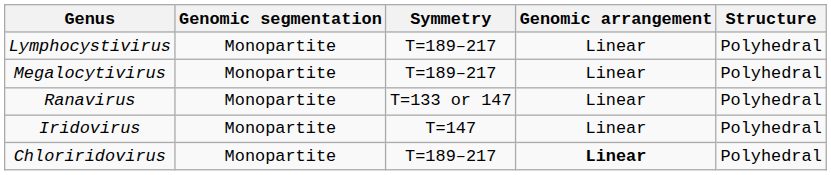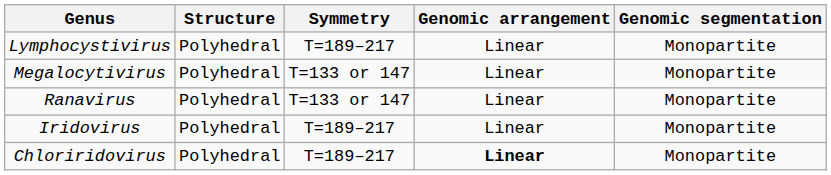columns swapped: (771, 18) <-> (280, 18)
(451, 74) T=189–217 -> (349, 74) T=133 or 147
(451, 129) T=147 -> (349, 129) T=189–217
